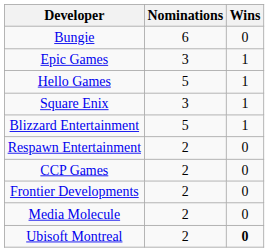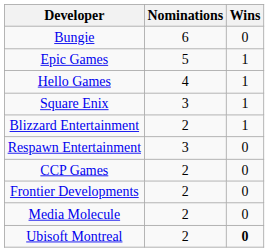(185, 59) 3 -> (185, 59) 5
(185, 81) 5 -> (185, 81) 4
(185, 125) 5 -> (185, 125) 2
(185, 147) 2 -> (185, 147) 3
